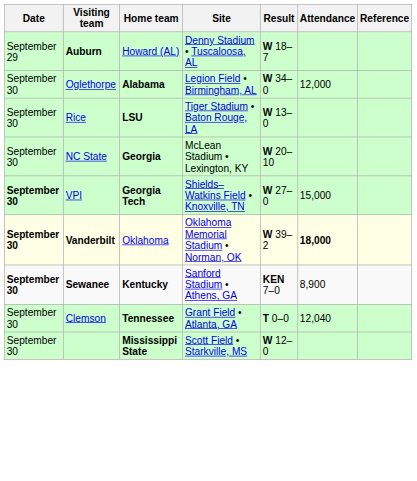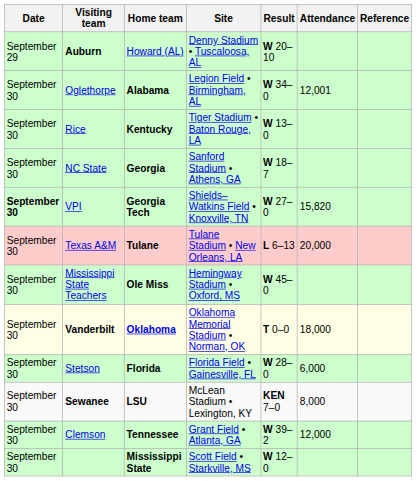(278, 51) W 18–7 -> (278, 51) W 20–10
(315, 85) 12,000 -> (315, 90) 12,001
(132, 118) LSU -> (150, 129) Kentucky
(217, 157) McLean Stadium • Lexington, KY -> (215, 168) Sanford Stadium • Athens, GA
(278, 157) W 20–10 -> (278, 168) W 18–7
(315, 196) 15,000 -> (315, 207) 15,820
+ row: (91, 246)
+ row: (90, 285)
(33, 240) bold -> (32, 329) normal
(145, 240) normal -> (151, 329) bold
(278, 240) W 39–2 -> (276, 329) T 0–0
(315, 240) bold -> (315, 329) normal
+ row: (83, 368)
(33, 285) bold -> (32, 402) normal
(145, 285) Kentucky -> (137, 402) LSU
(211, 285) Sanford Stadium • Athens, GA -> (220, 402) McLean Stadium • Lexington, KY
(313, 285) 8,900 -> (313, 402) 8,000
(276, 318) T 0–0 -> (278, 435) W 39–2
(315, 318) 12,040 -> (315, 435) 12,000
